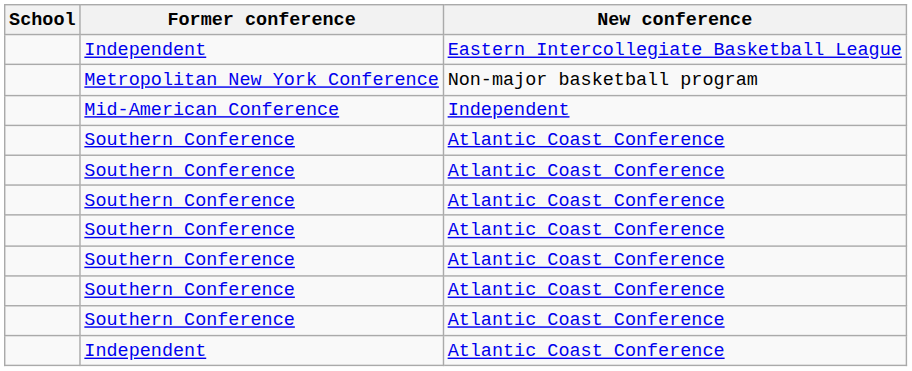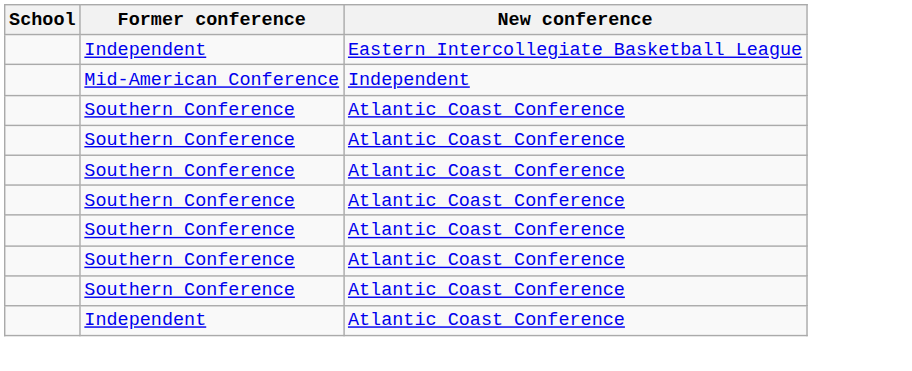- row: (262, 80)
